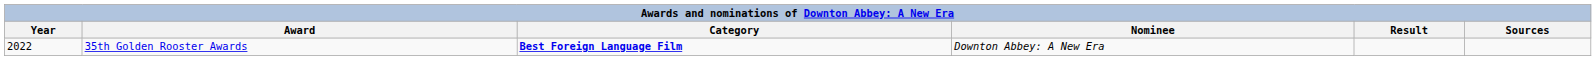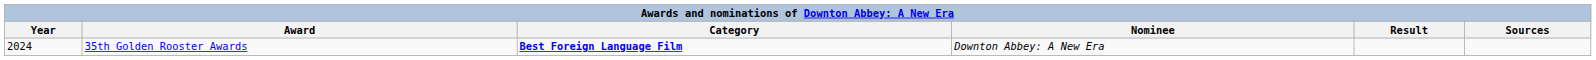(19, 47) 2022 -> (19, 47) 2024
